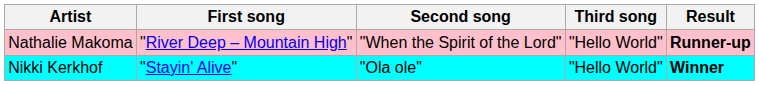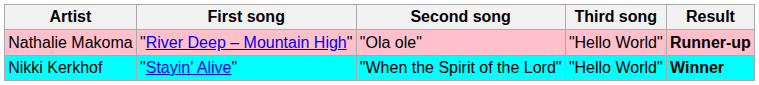(461, 42) "When the Spirit of the Lord" -> (391, 42) "Ola ole"
(391, 67) "Ola ole" -> (461, 67) "When the Spirit of the Lord"
